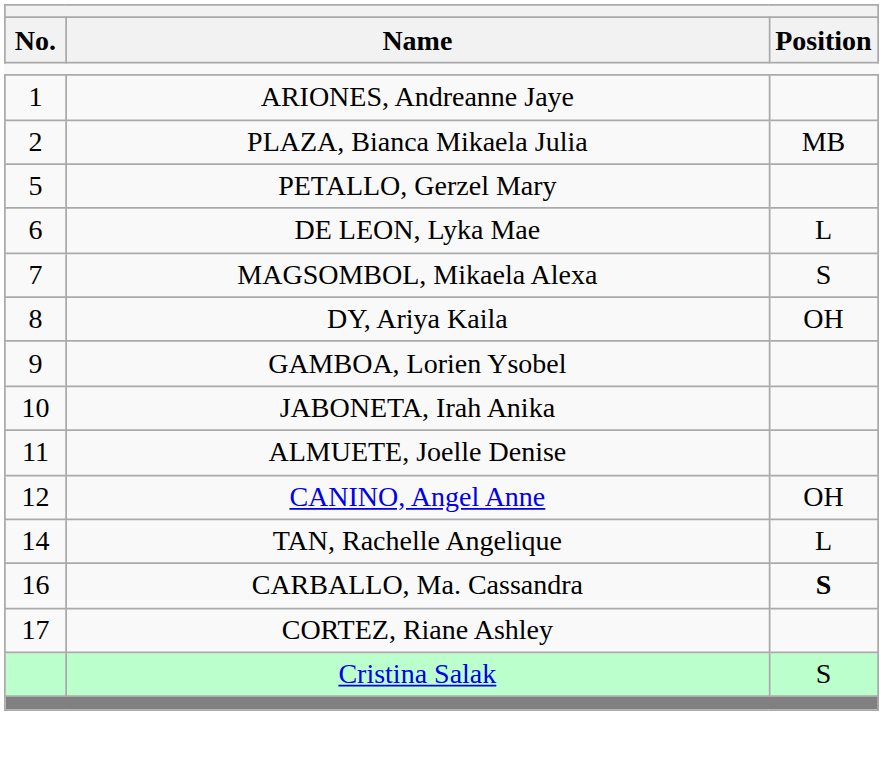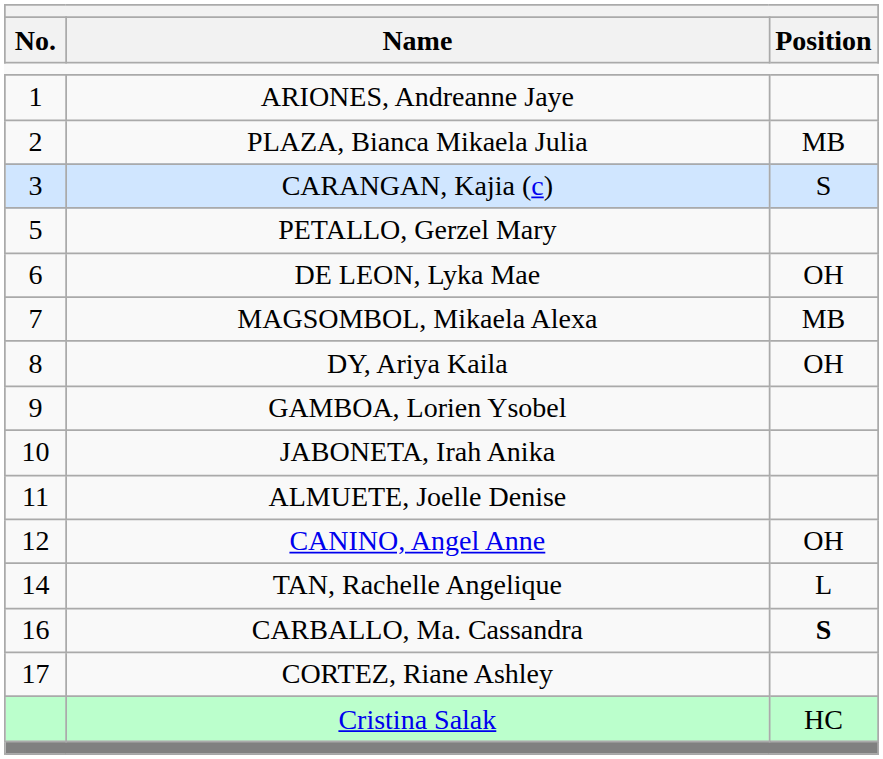+ row: (35, 185)
(823, 230) L -> (823, 274) OH
(823, 274) S -> (823, 318) MB
(823, 674) S -> (823, 718) HC
